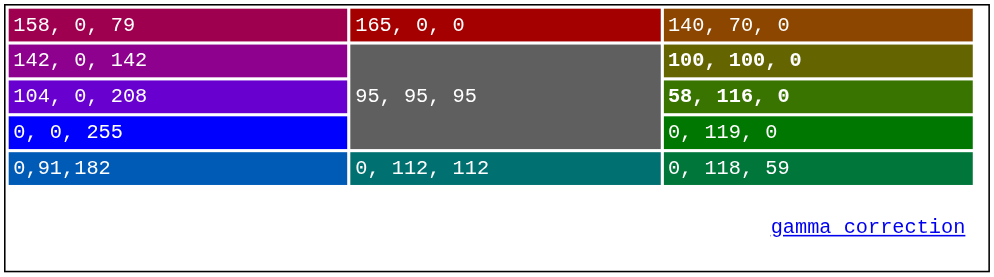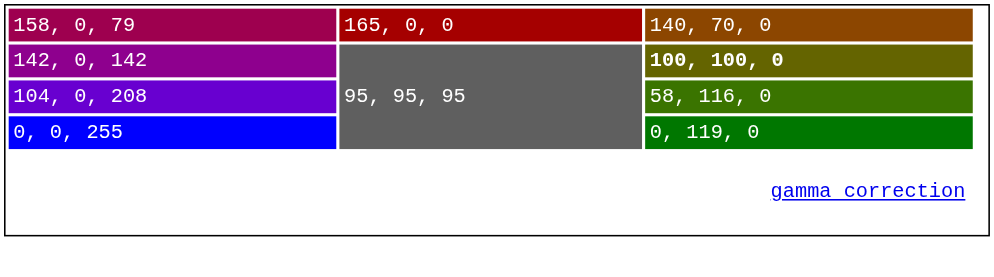(729, 97) bold -> (711, 97) normal
- row: (62, 169)
